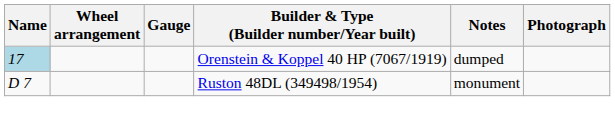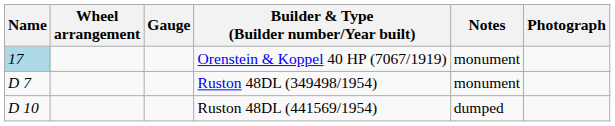(479, 58) dumped -> (487, 58) monument
+ row: (287, 108)
